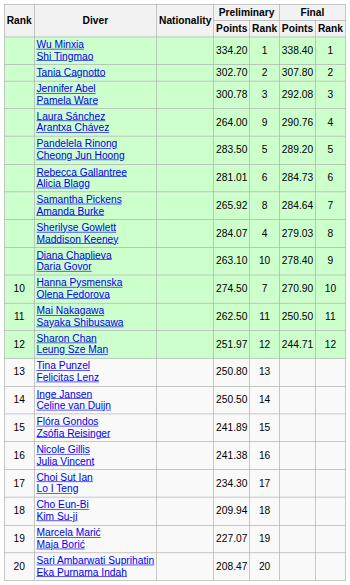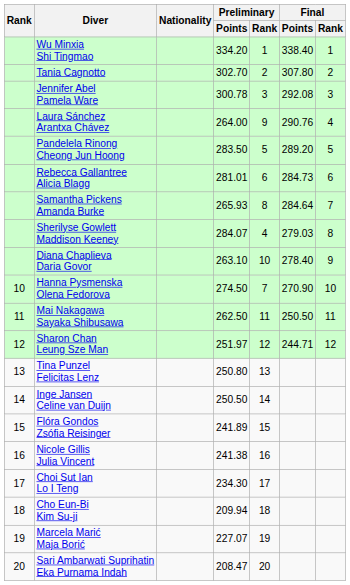(232, 205) 265.92 -> (232, 205) 265.93
